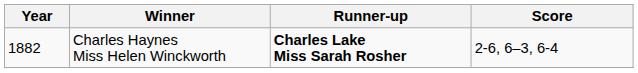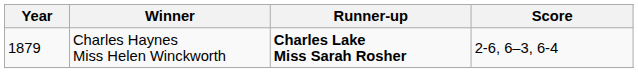(24, 48) 1882 -> (24, 48) 1879
